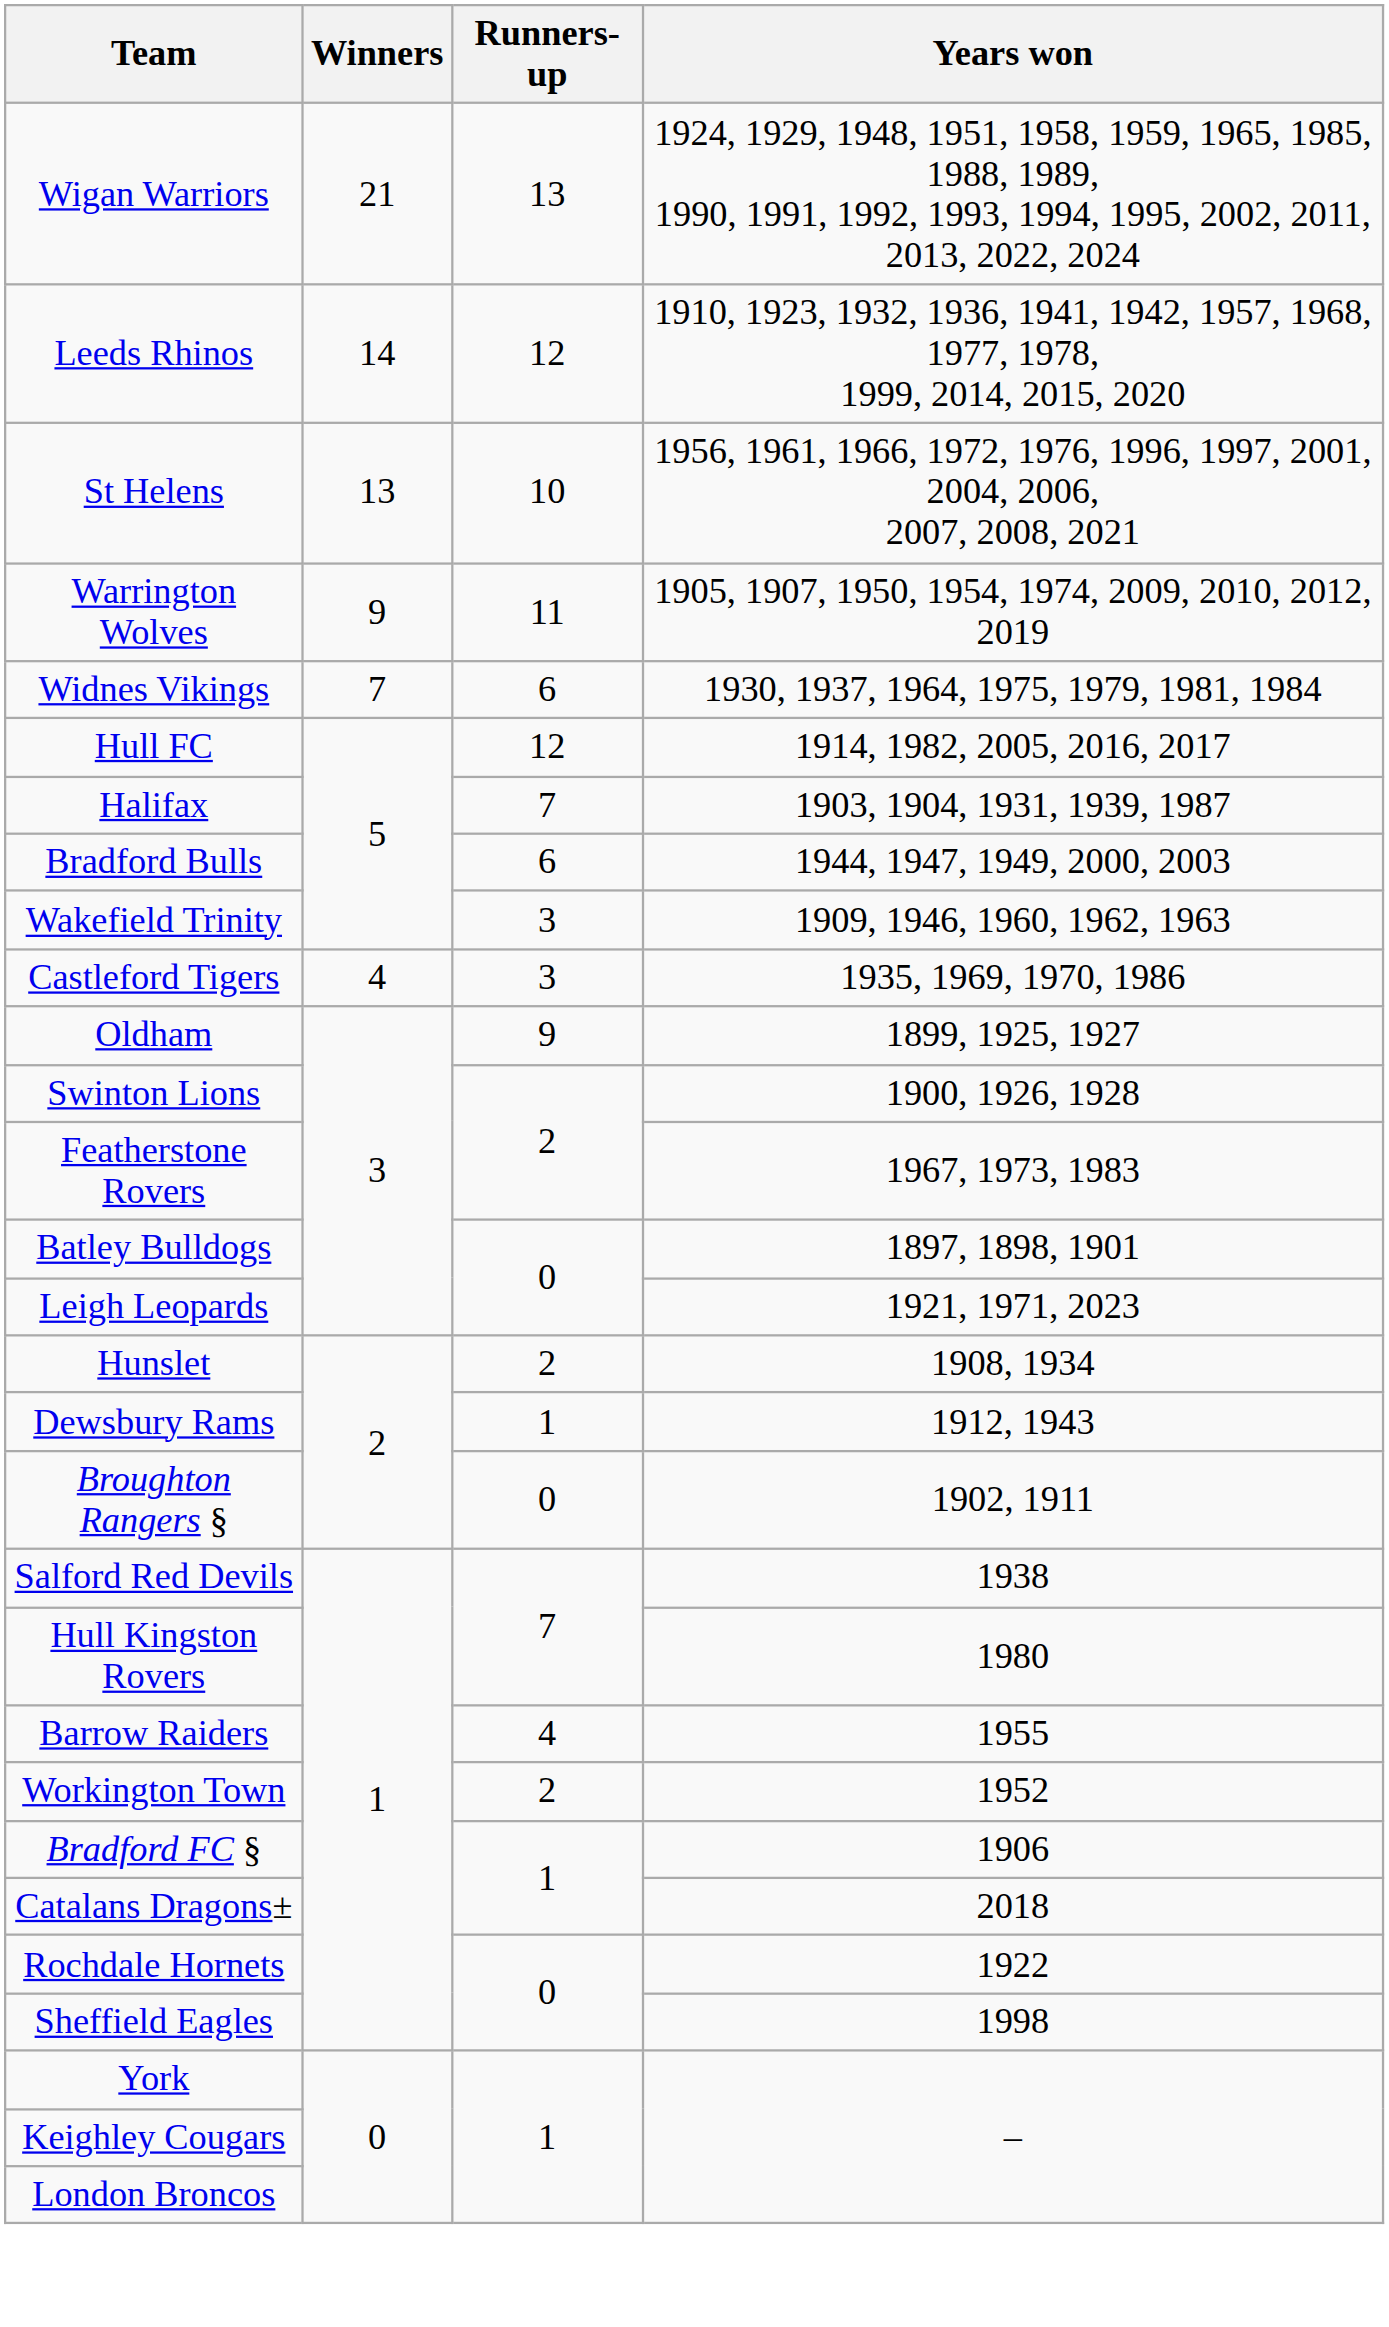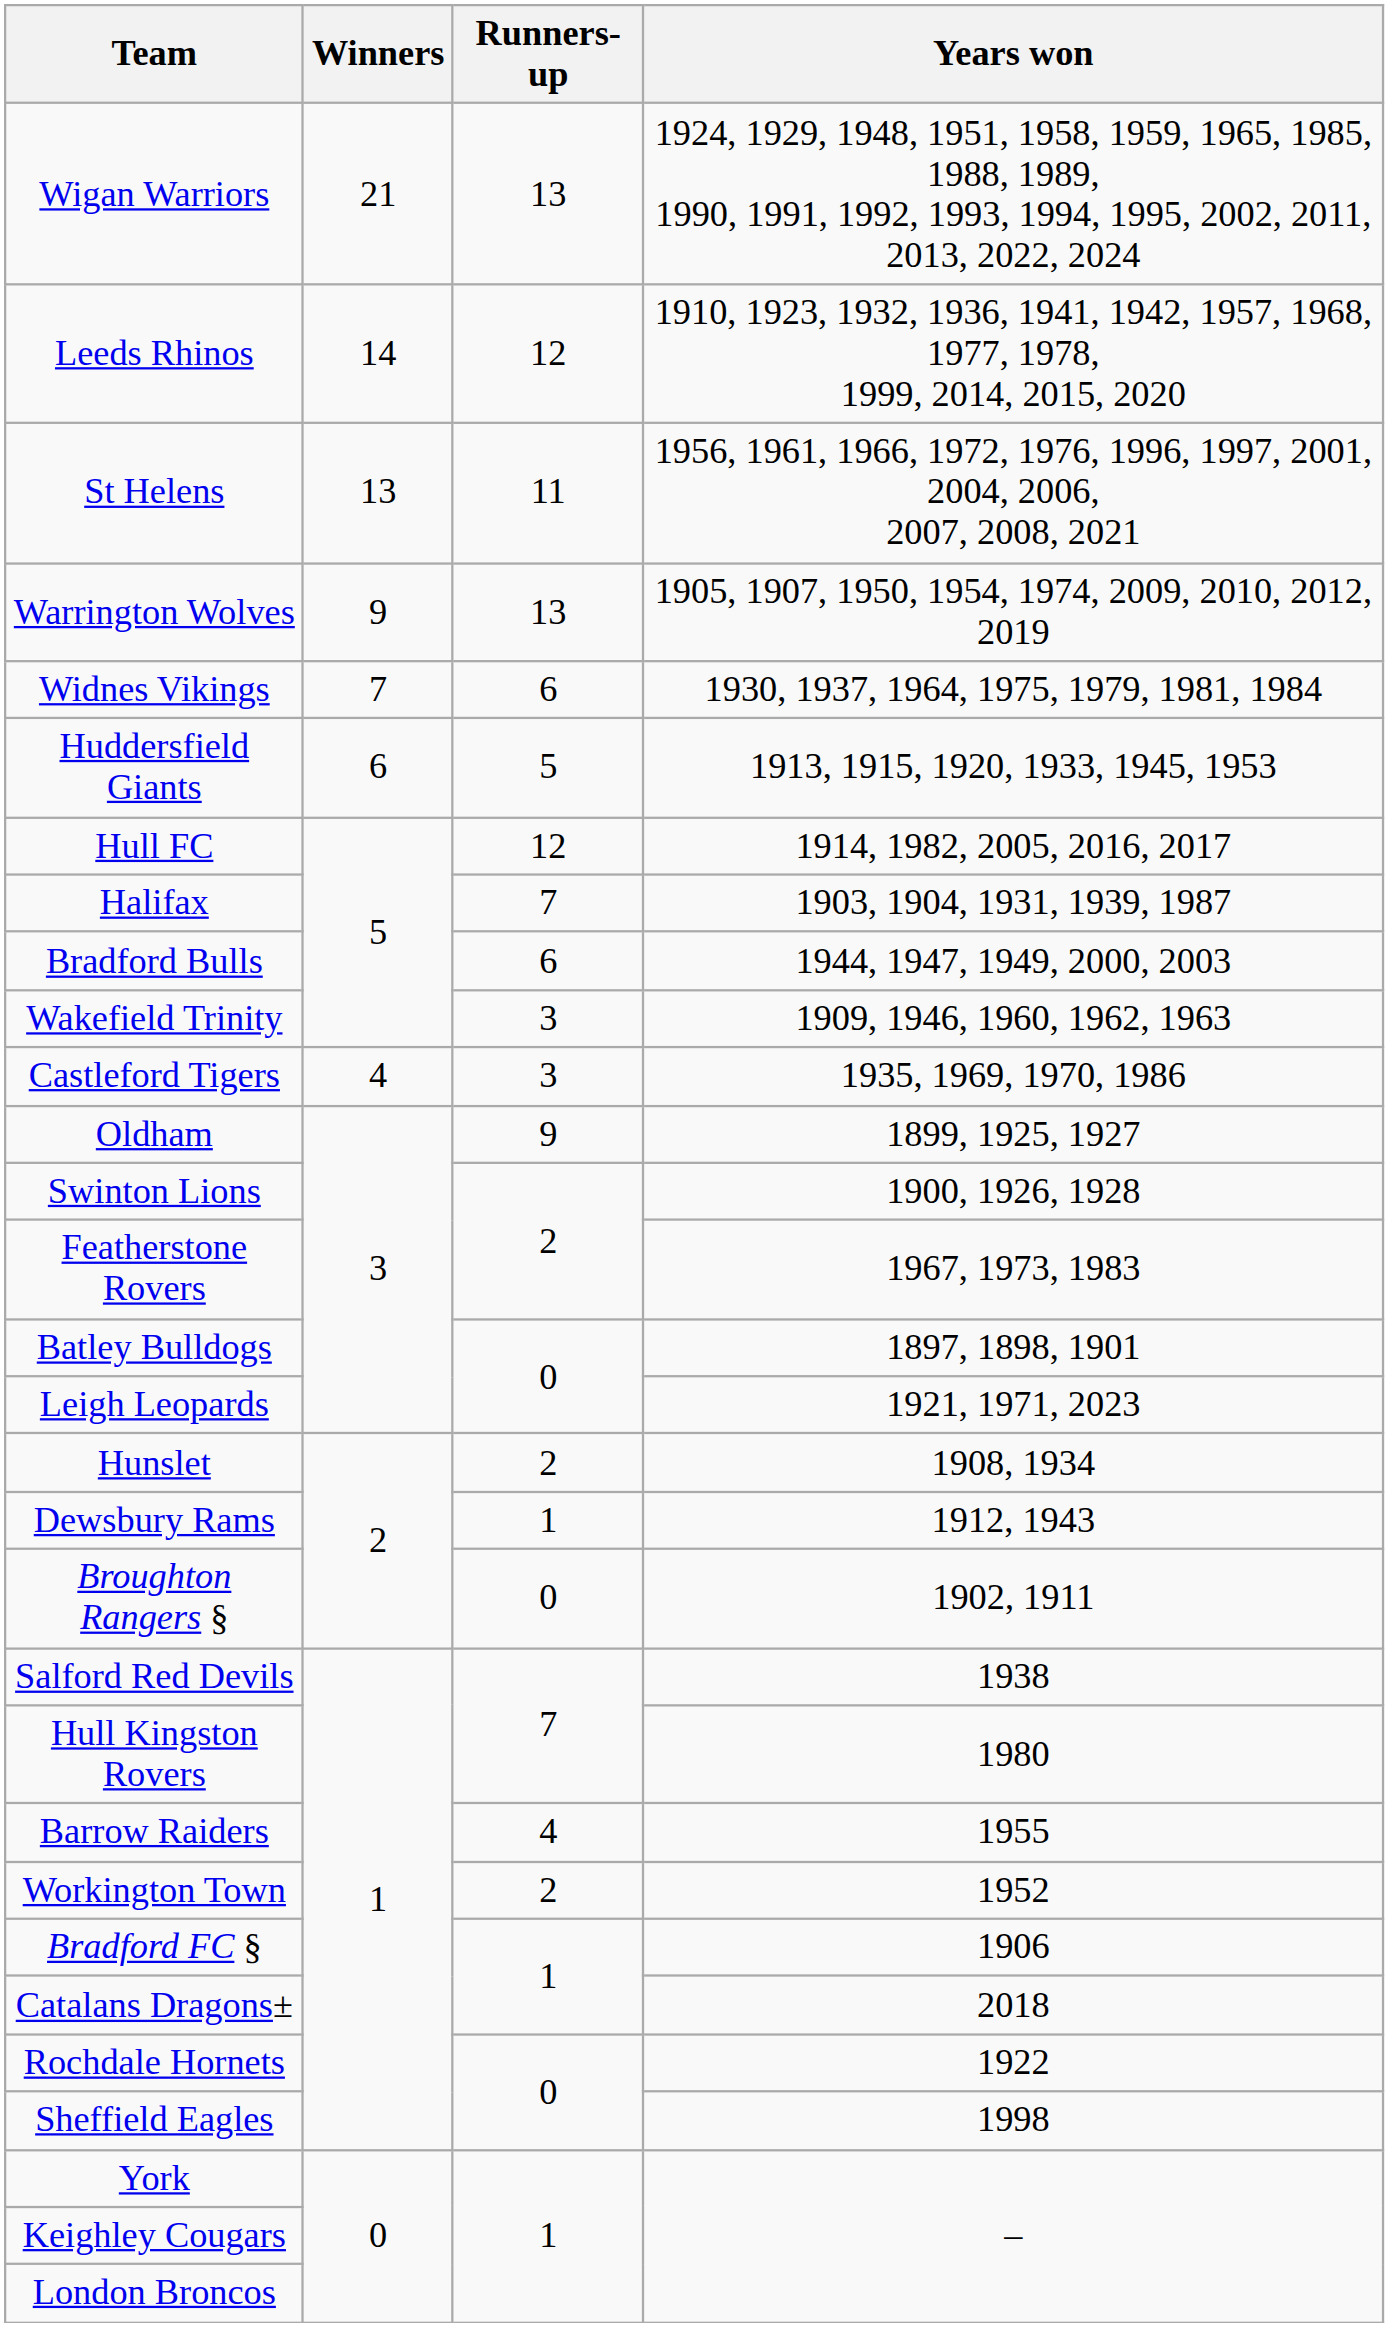(547, 492) 10 -> (548, 492) 11
(547, 611) 11 -> (548, 611) 13
+ row: (154, 767)
